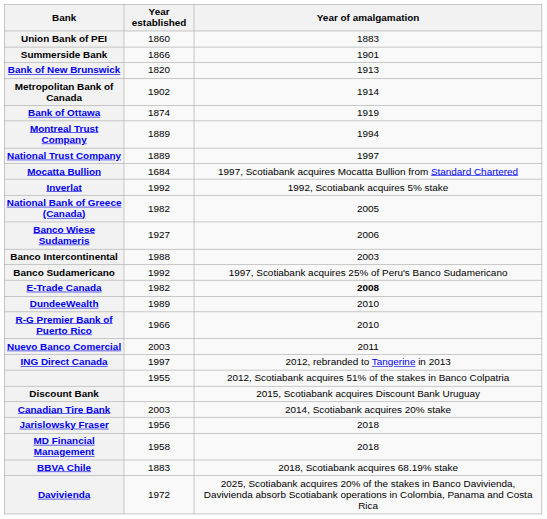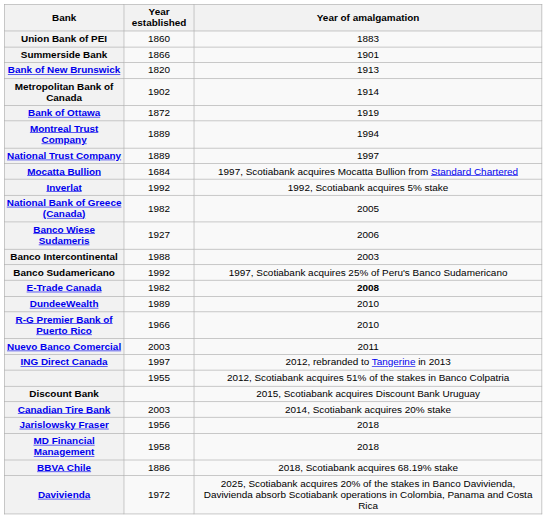(159, 113) 1874 -> (159, 113) 1872
(159, 468) 1883 -> (159, 468) 1886
